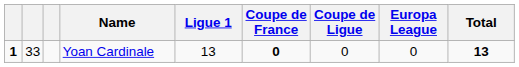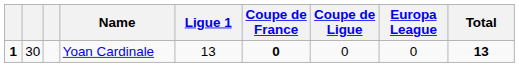(33, 51) 33 -> (33, 51) 30
